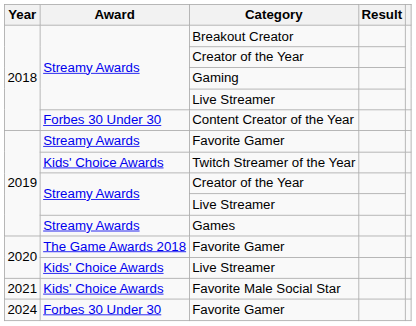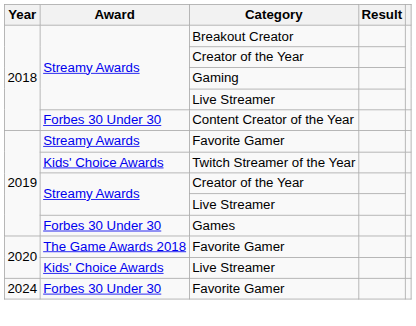(91, 225) Streamy Awards -> (102, 225) Forbes 30 Under 30
- row: (22, 288)
